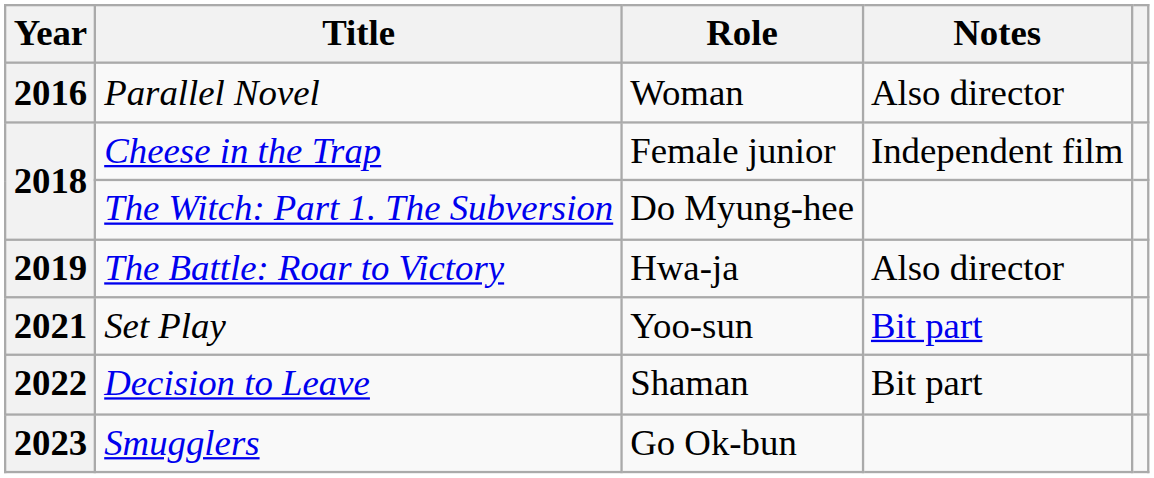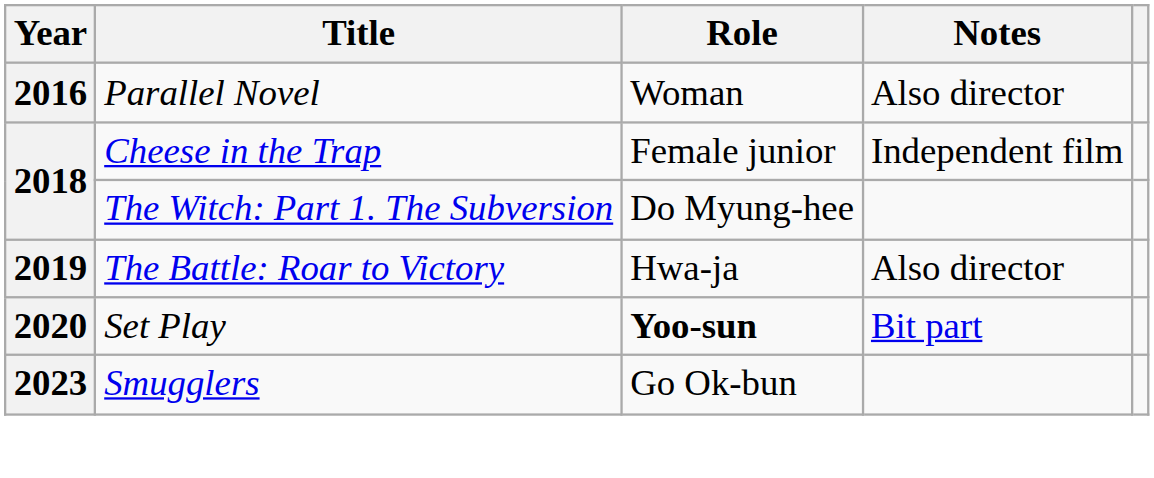(50, 325) 2021 -> (50, 325) 2020
(692, 325) normal -> (694, 325) bold
- row: (237, 383)
